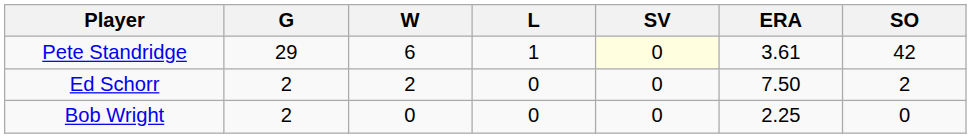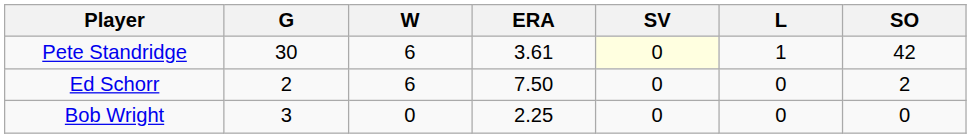columns swapped: (534, 20) <-> (781, 20)
(286, 52) 29 -> (286, 52) 30
(410, 84) 2 -> (410, 84) 6
(286, 116) 2 -> (286, 116) 3
